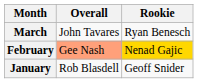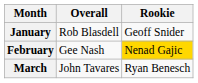rows swapped: (30, 68) <-> (30, 31)
(82, 50) lightsalmon background -> (82, 50) no background
